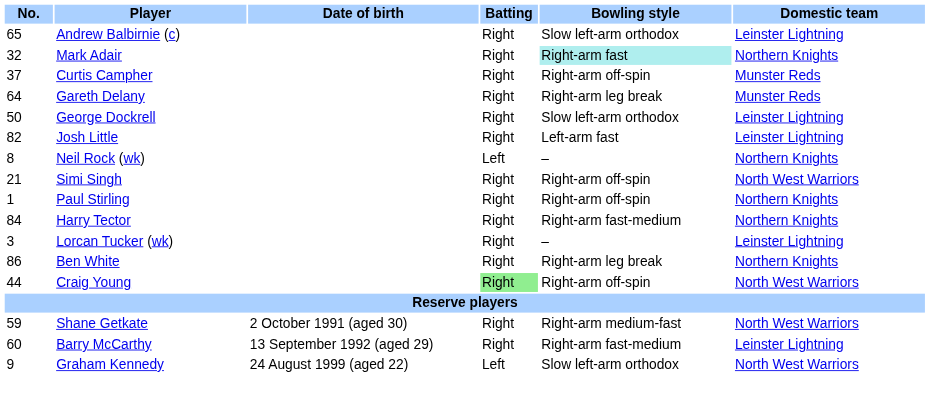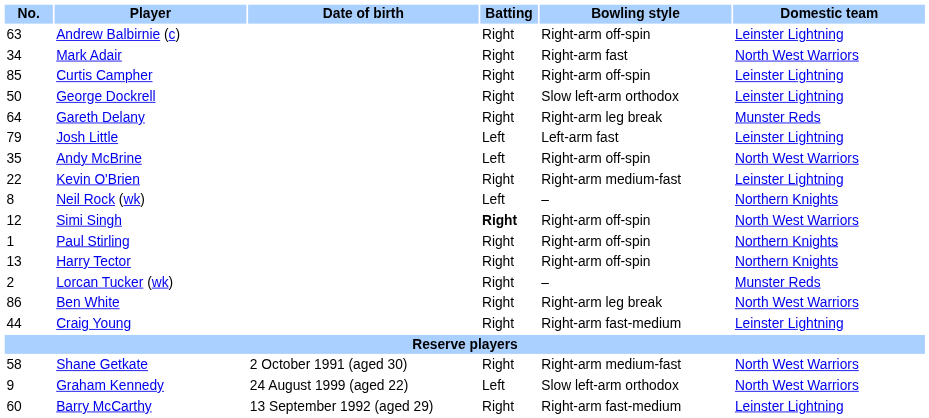(14, 34) 65 -> (14, 34) 63
(610, 34) Slow left-arm orthodox -> (596, 34) Right-arm off-spin
(14, 55) 32 -> (14, 55) 34
(584, 55) paleturquoise background -> (584, 55) no background
(787, 55) Northern Knights -> (797, 55) North West Warriors
(14, 76) 37 -> (14, 76) 85
(778, 76) Munster Reds -> (789, 76) Leinster Lightning
rows swapped: (101, 96) <-> (106, 117)
(14, 138) 82 -> (14, 138) 79
(498, 138) Right -> (493, 138) Left
+ row: (99, 158)
+ row: (98, 179)
(14, 179) 21 -> (14, 220) 12
(498, 179) normal -> (500, 220) bold
(14, 220) 84 -> (14, 261) 13
(611, 220) Right-arm fast-medium -> (596, 261) Right-arm off-spin
(10, 241) 3 -> (10, 282) 2
(789, 241) Leinster Lightning -> (778, 282) Munster Reds
(787, 261) Northern Knights -> (797, 303) North West Warriors
(498, 282) lightgreen background -> (498, 323) no background
(596, 282) Right-arm off-spin -> (611, 323) Right-arm fast-medium
(797, 282) North West Warriors -> (789, 323) Leinster Lightning
(14, 323) 59 -> (14, 365) 58
rows swapped: (110, 365) <-> (104, 344)
